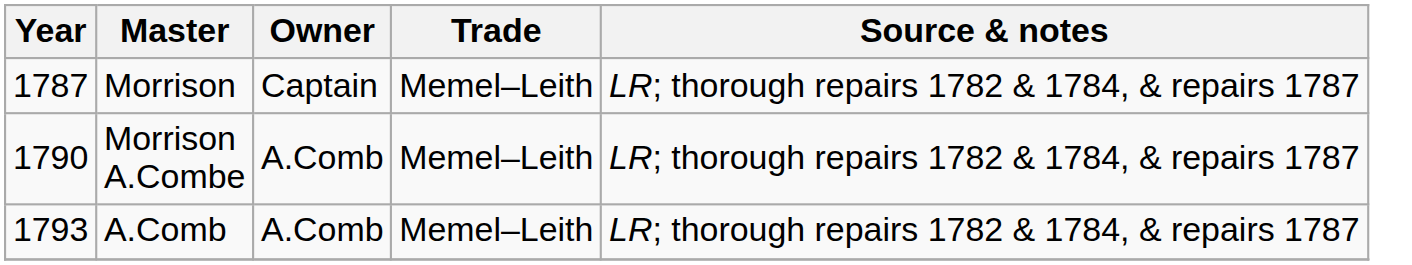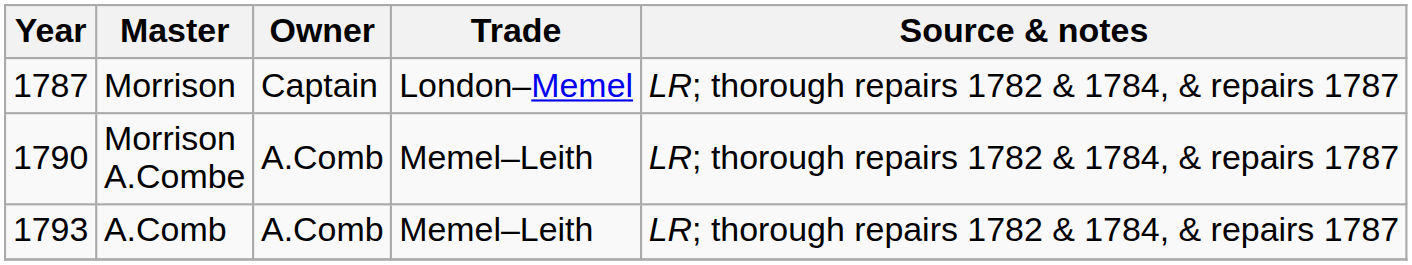(496, 85) Memel–Leith -> (516, 85) London–Memel
